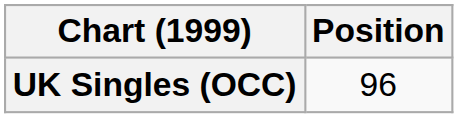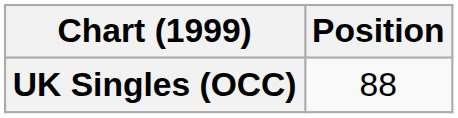(378, 84) 96 -> (378, 84) 88
